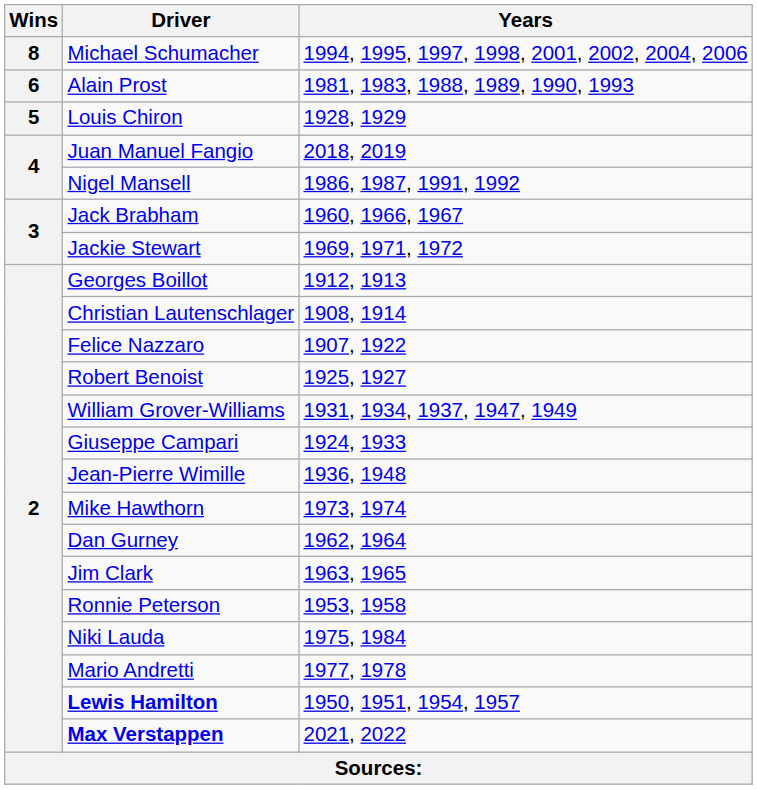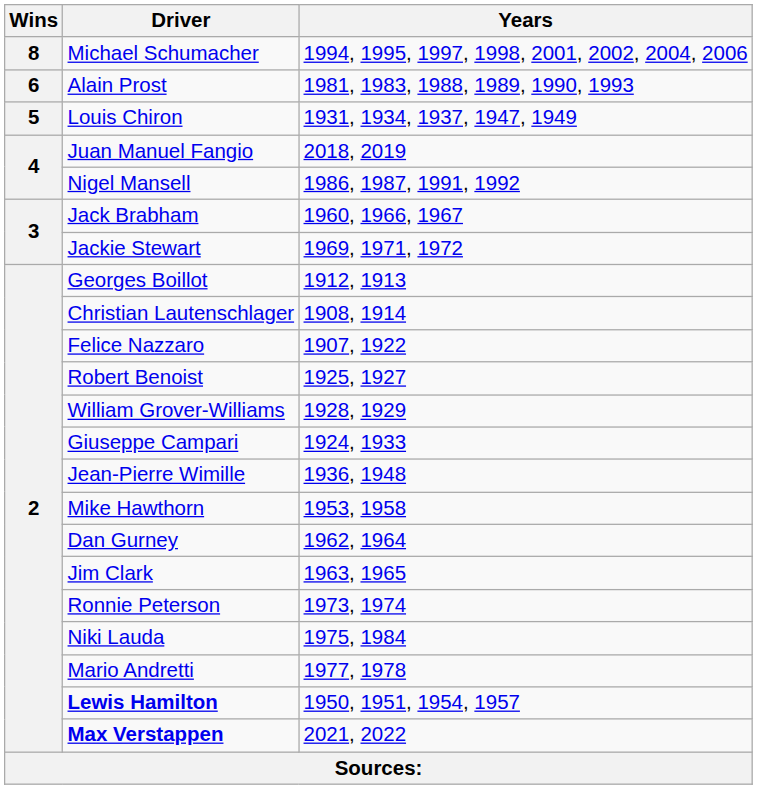(355, 118) 1928, 1929 -> (440, 118) 1931, 1934, 1937, 1947, 1949
(440, 410) 1931, 1934, 1937, 1947, 1949 -> (355, 410) 1928, 1929
(355, 507) 1973, 1974 -> (355, 507) 1953, 1958
(355, 605) 1953, 1958 -> (355, 605) 1973, 1974
